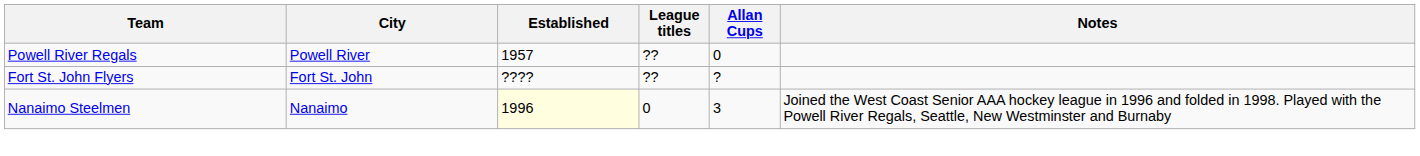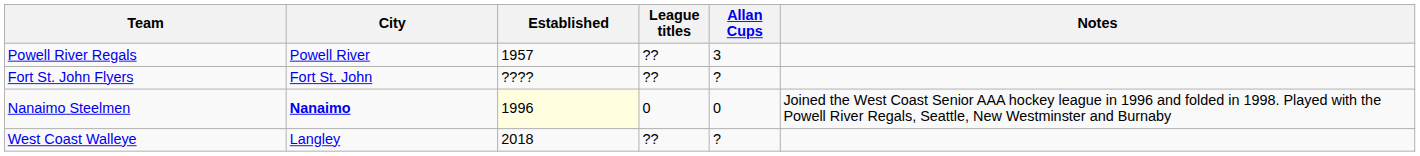(717, 54) 0 -> (717, 54) 3
(319, 108) normal -> (320, 108) bold
(717, 108) 3 -> (717, 108) 0
+ row: (72, 139)
